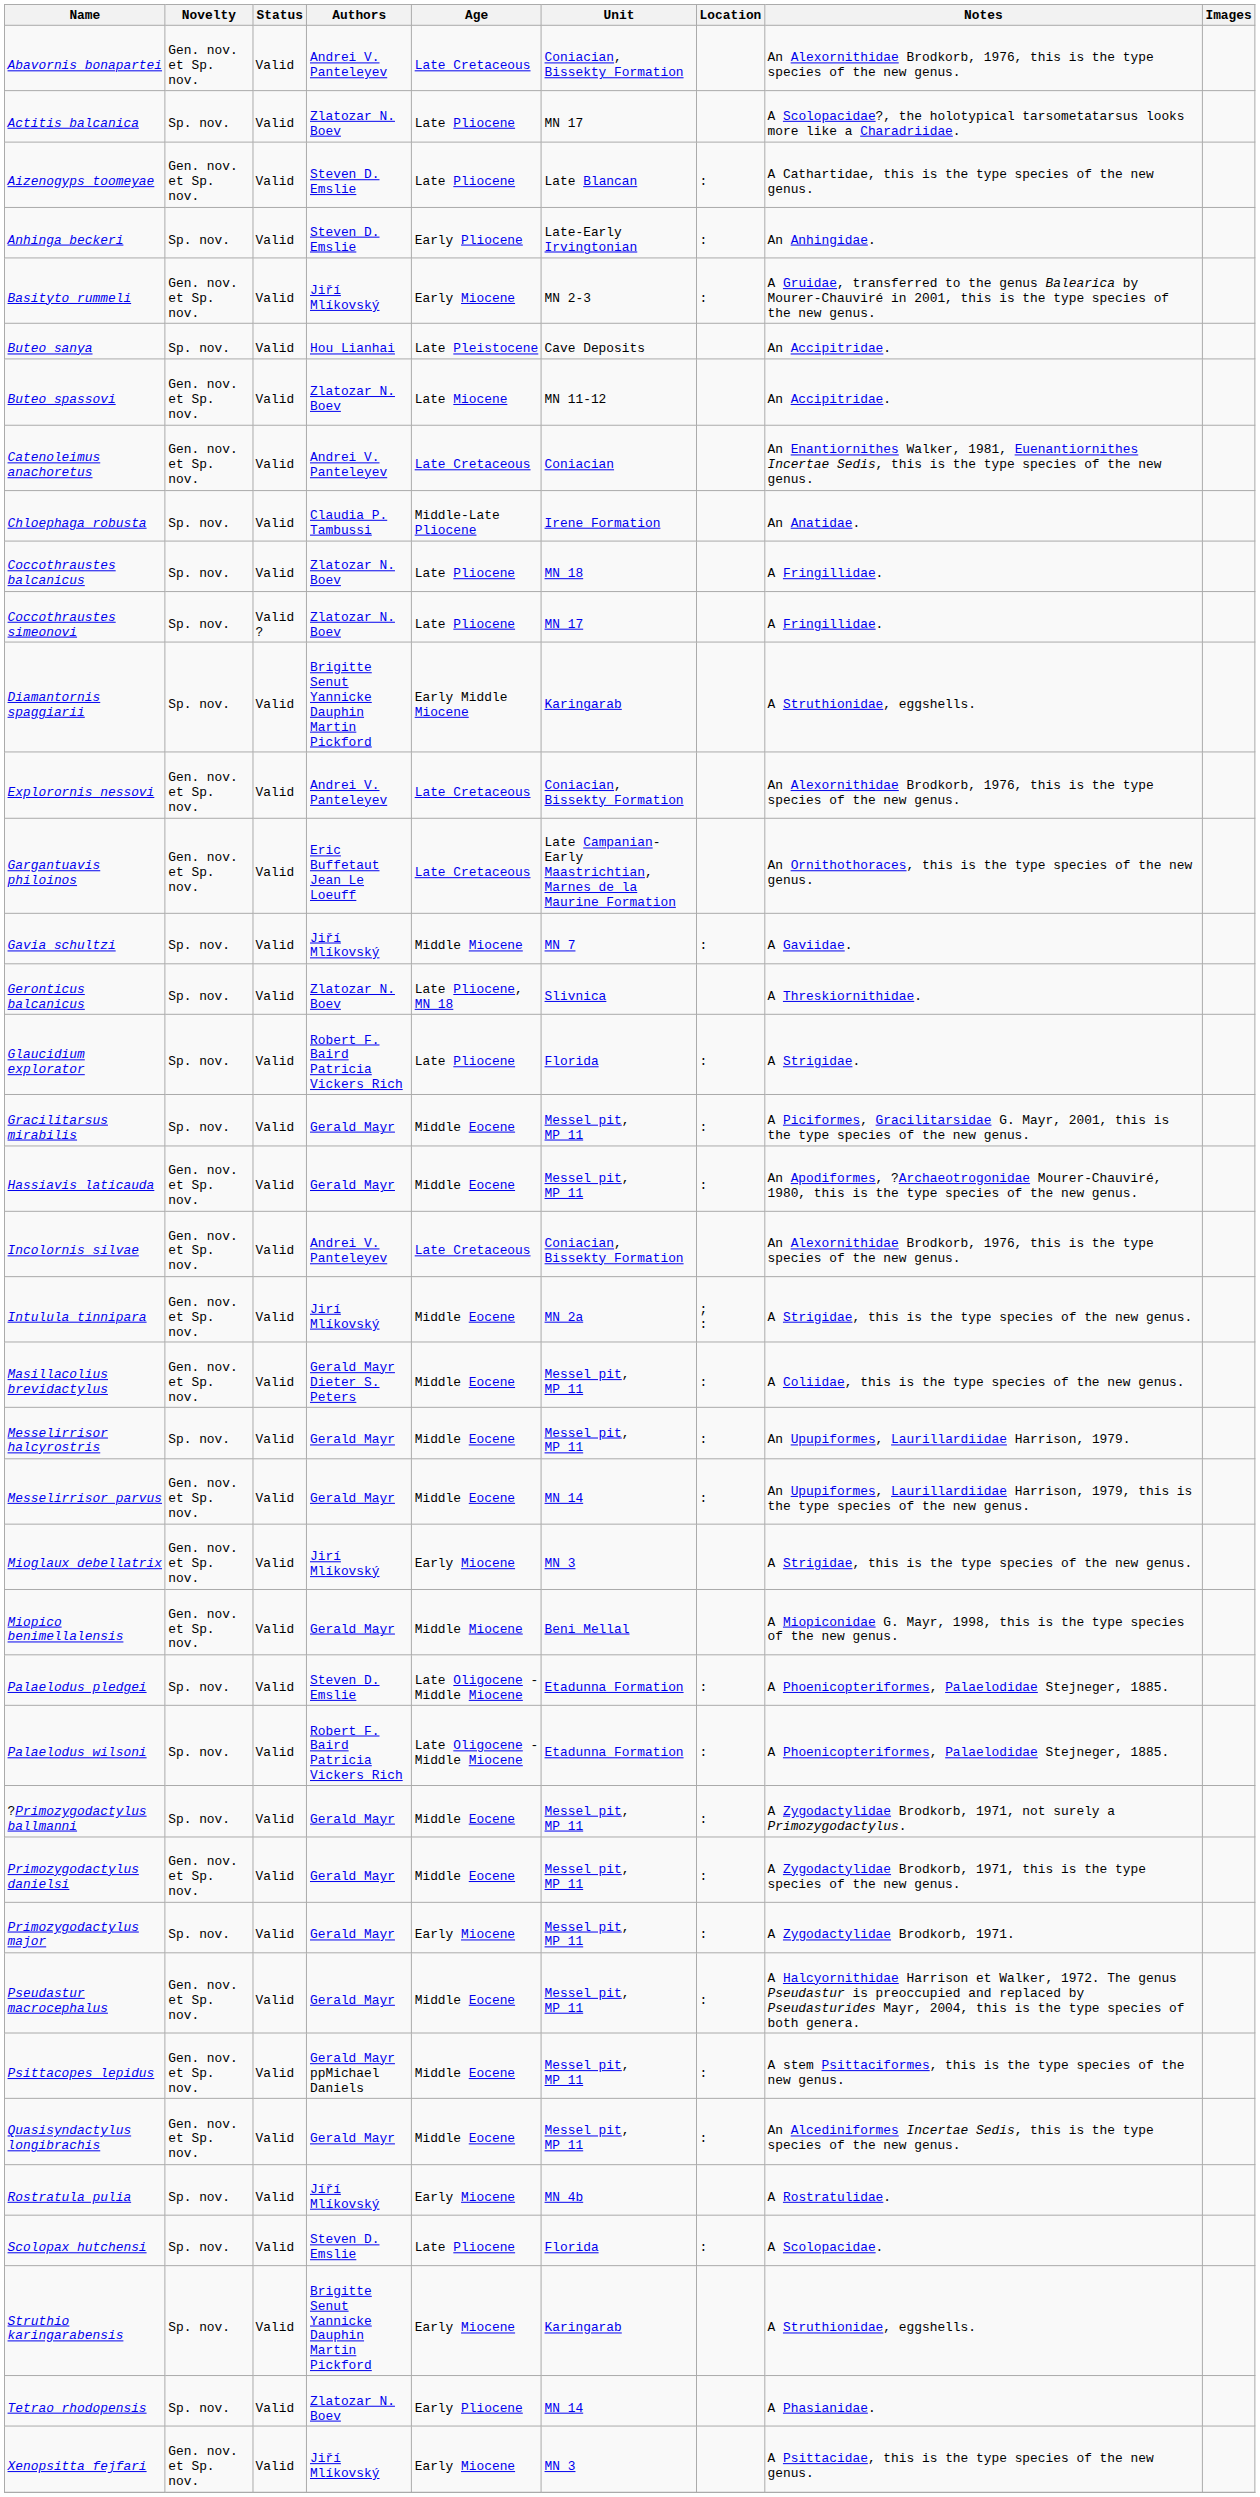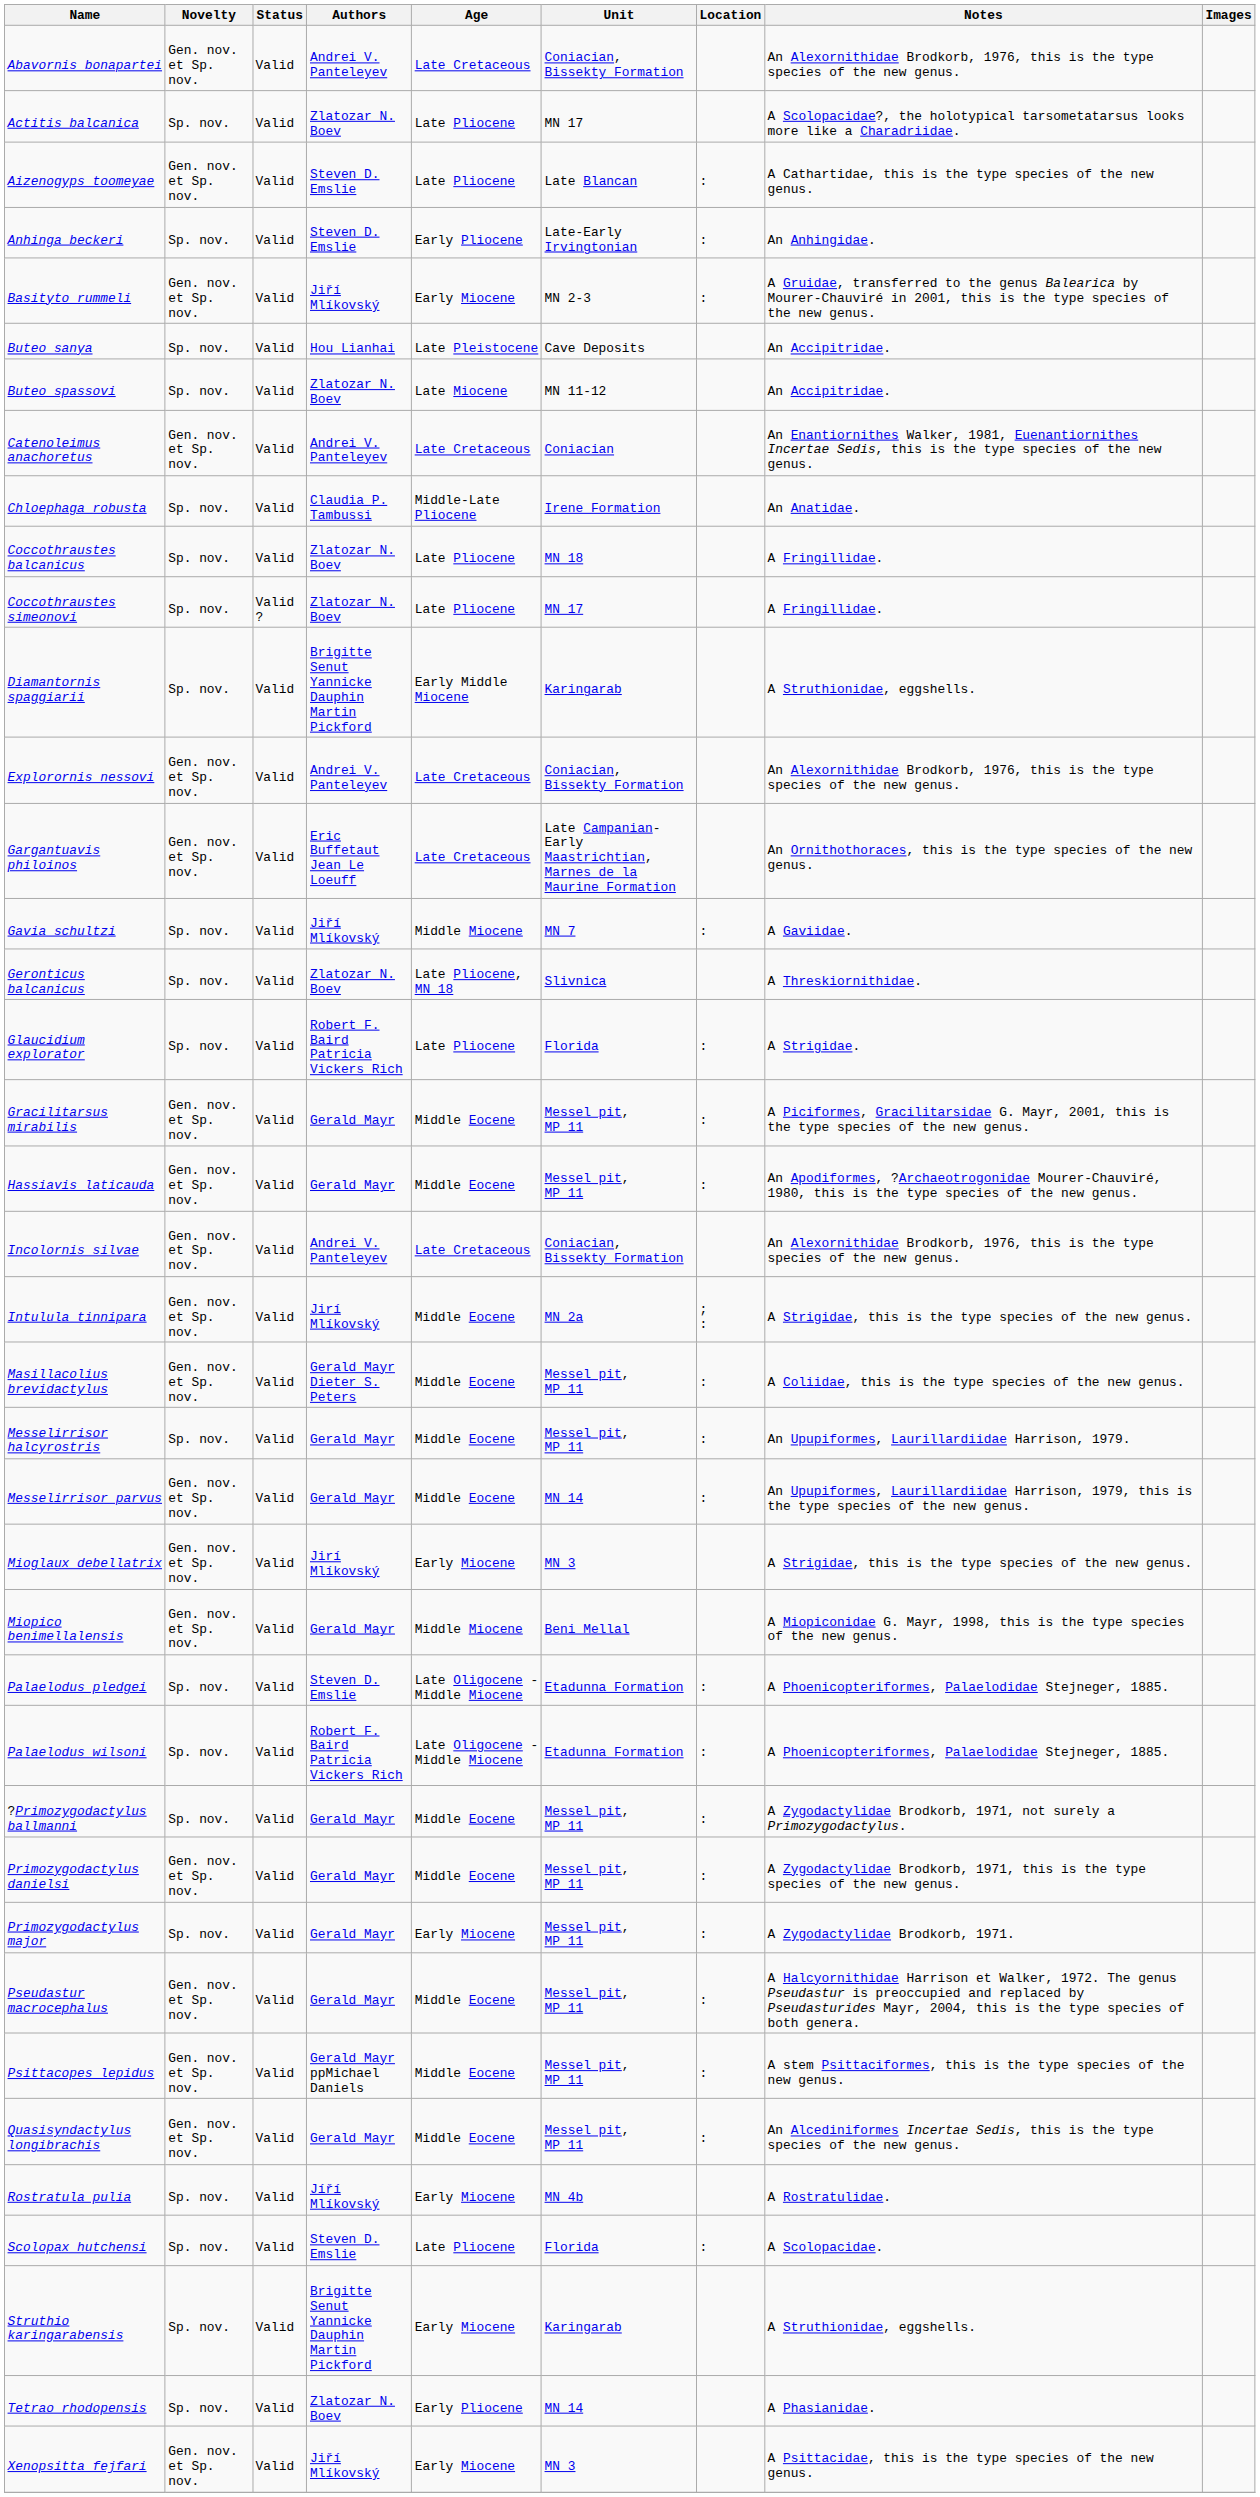(203, 399) Gen. nov. et Sp. nov. -> (199, 392) Sp. nov.
(199, 1128) Sp. nov. -> (203, 1120) Gen. nov. et Sp. nov.
